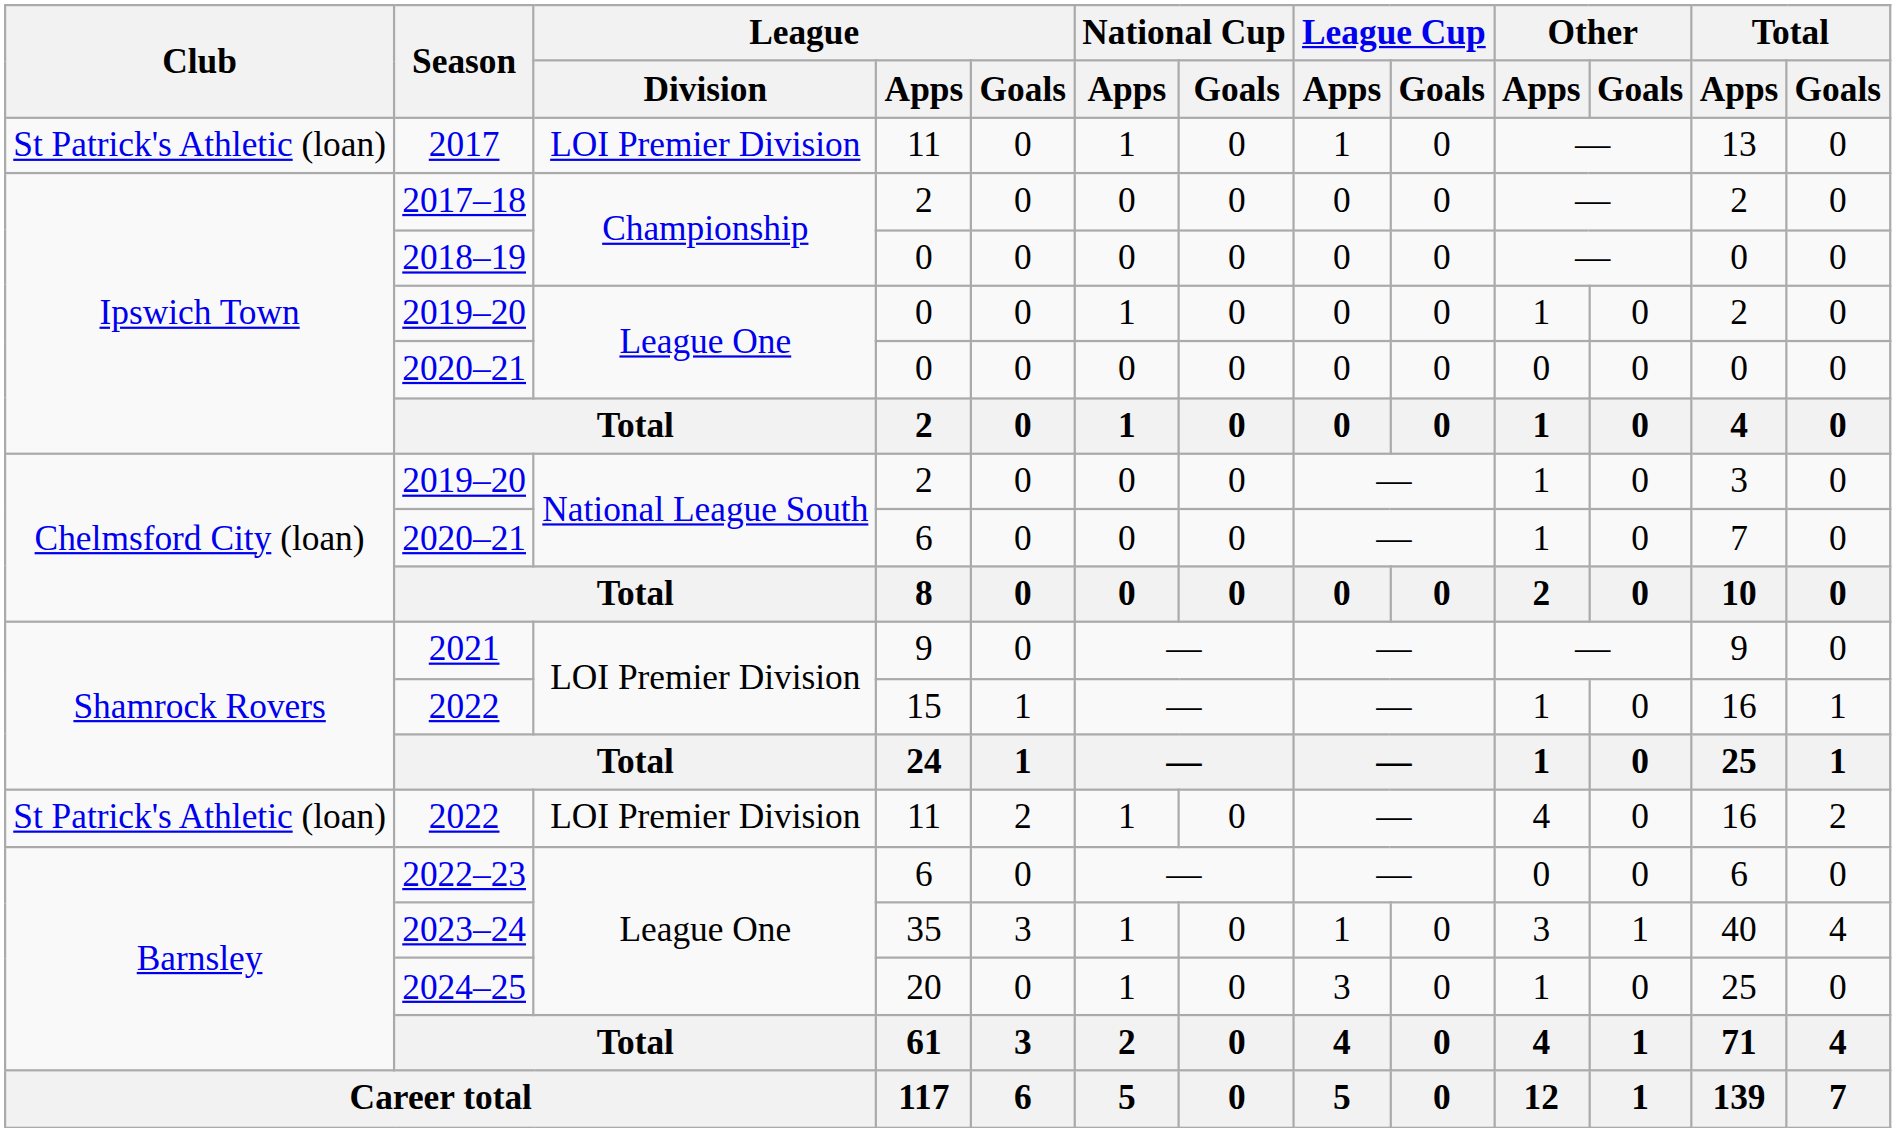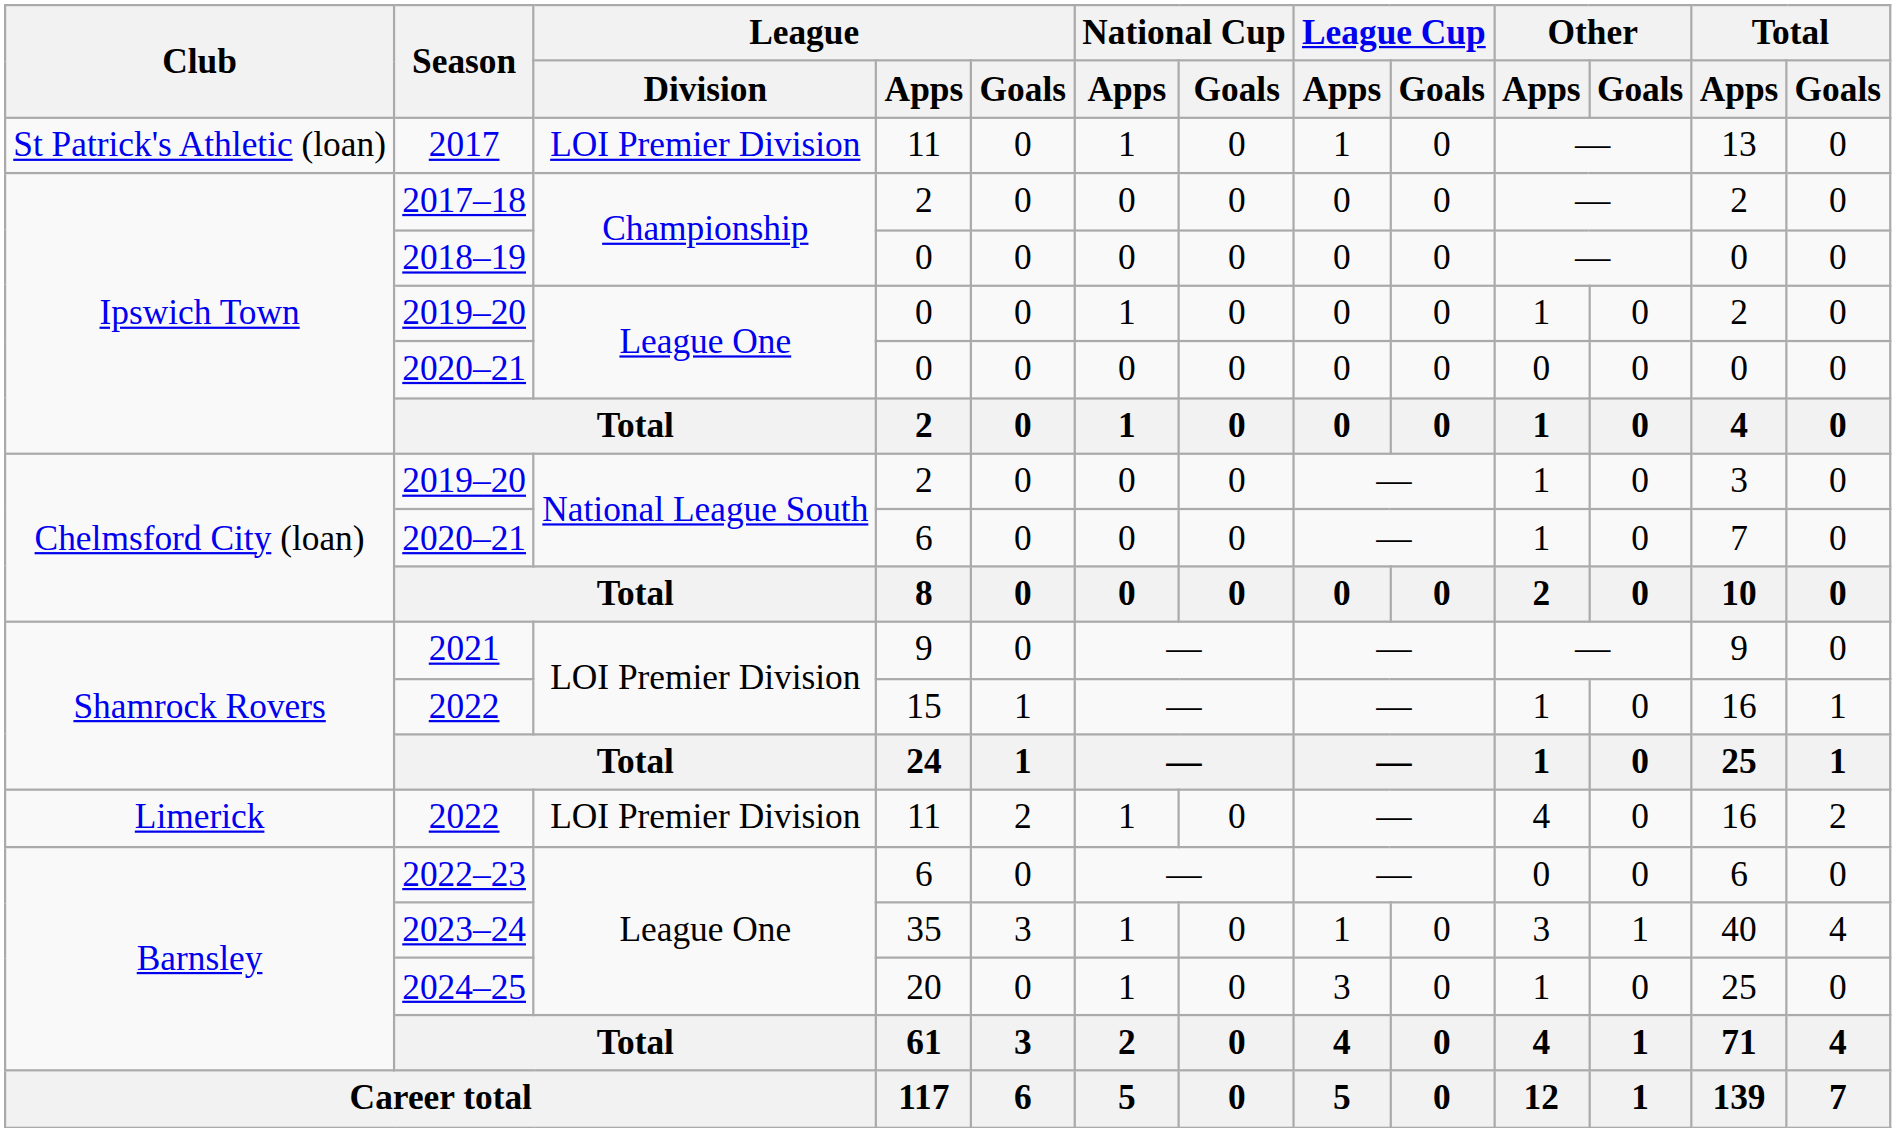(200, 817) St Patrick's Athletic (loan) -> (200, 817) Limerick
